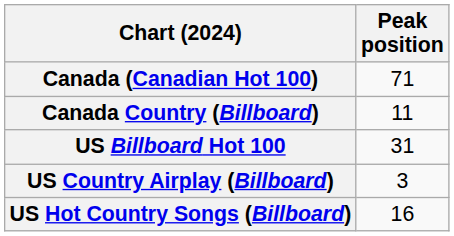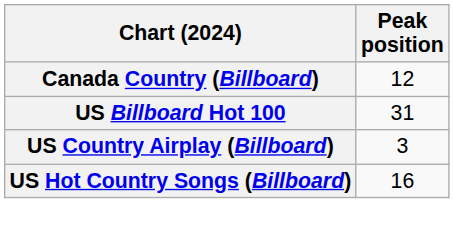- row: (180, 79)
(402, 112) 11 -> (402, 79) 12
